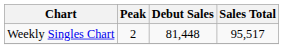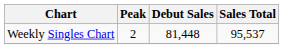(248, 33) 95,517 -> (248, 33) 95,537
